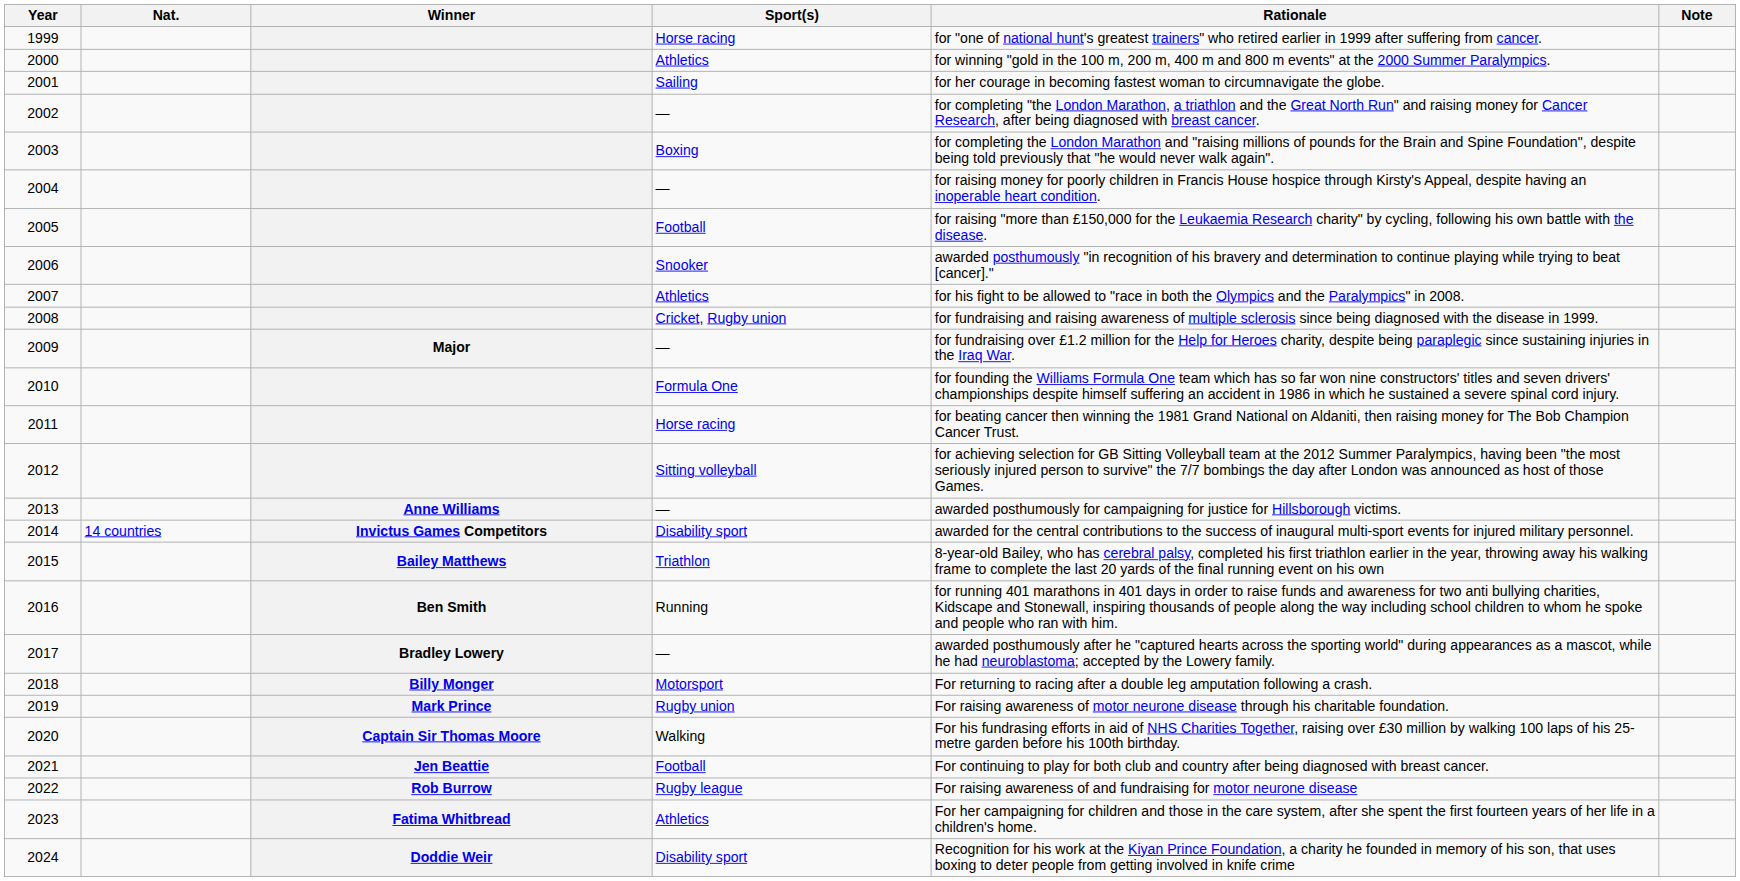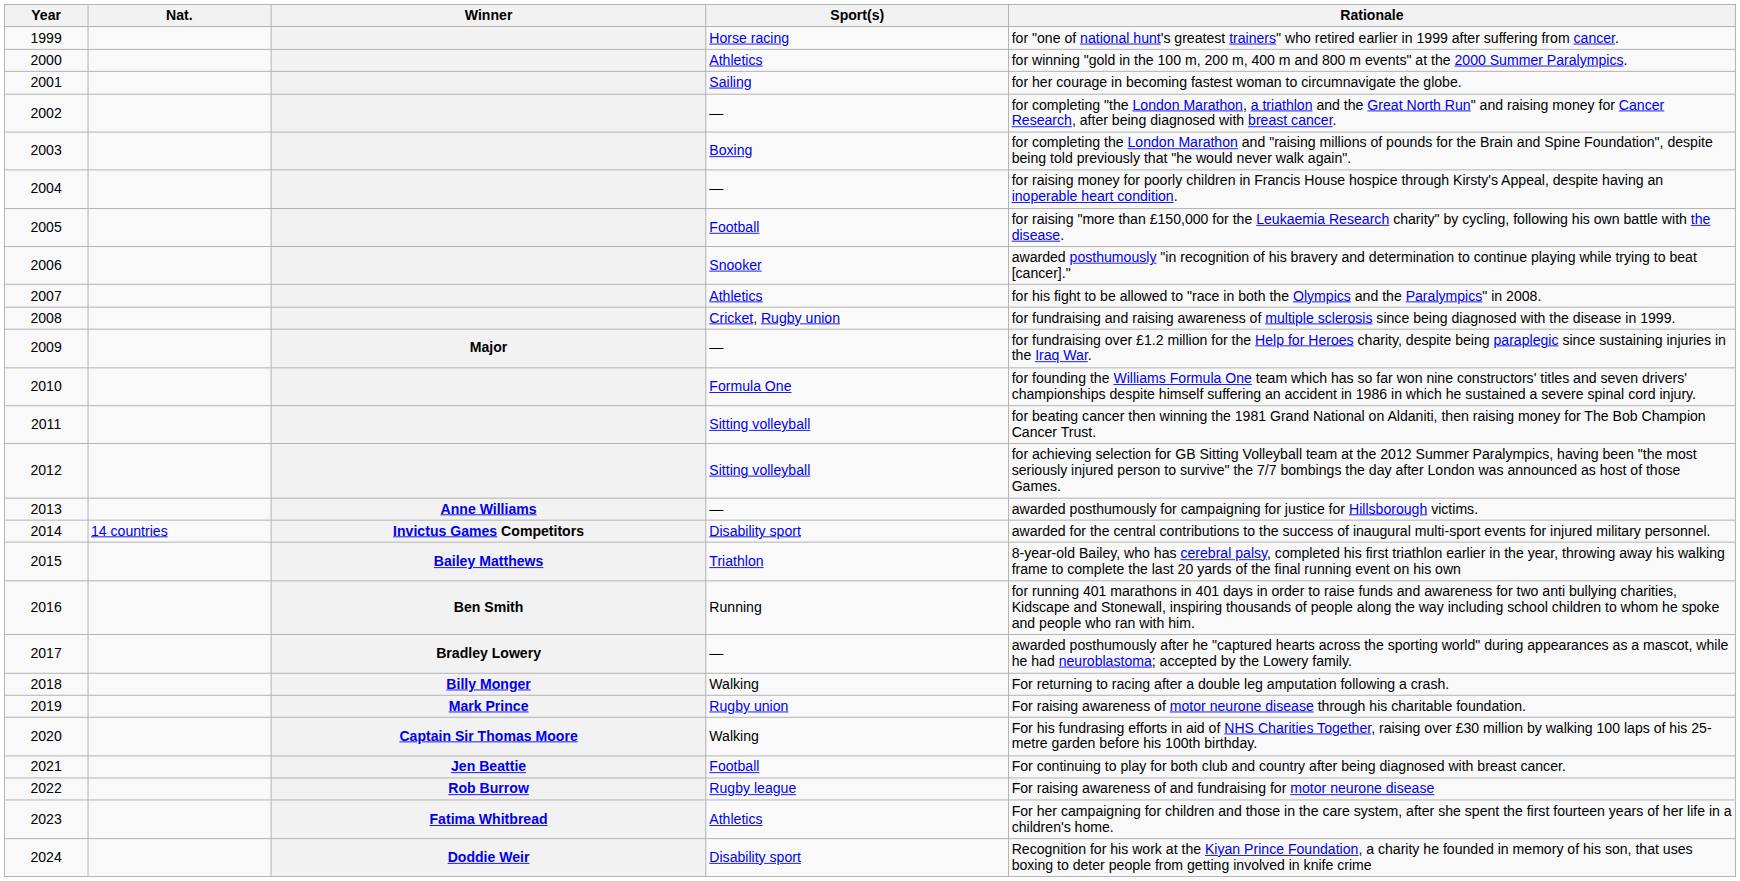- column: (1697, 15)
(696, 424) Horse racing -> (760, 424) Sitting volleyball
(689, 684) Motorsport -> (734, 684) Walking
